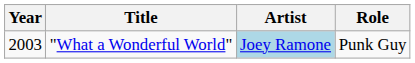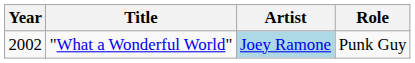(25, 44) 2003 -> (25, 44) 2002
